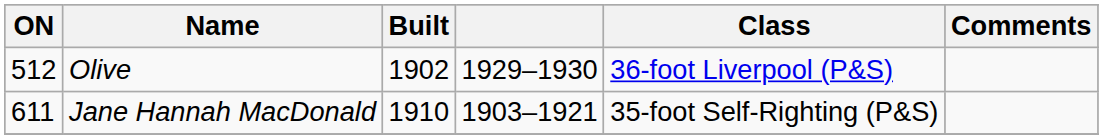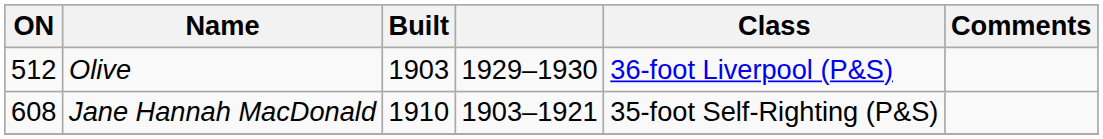(419, 69) 1902 -> (419, 69) 1903
(33, 112) 611 -> (34, 112) 608
